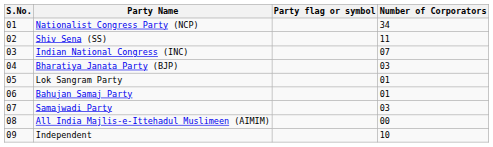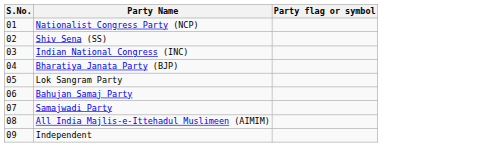- column: (433, 11)
